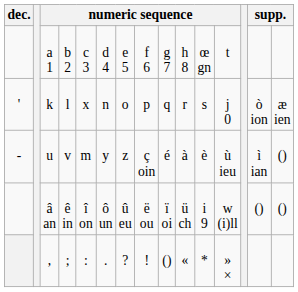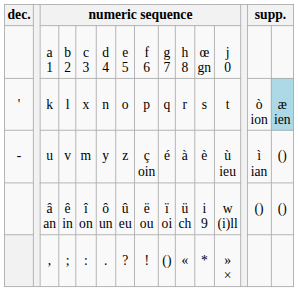(228, 59) t -> (228, 59) j 0
(228, 111) j 0 -> (228, 111) t
(282, 111) no background -> (282, 111) lightblue background
